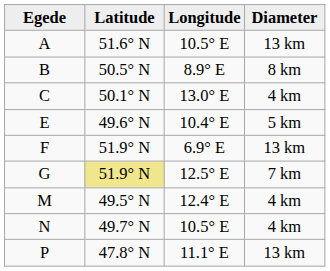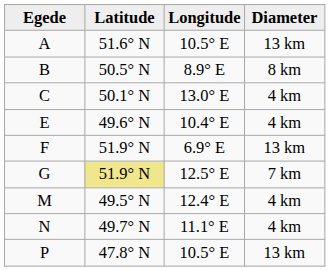(284, 122) 5 km -> (284, 122) 4 km
(204, 226) 10.5° E -> (204, 226) 11.1° E
(204, 252) 11.1° E -> (204, 252) 10.5° E
